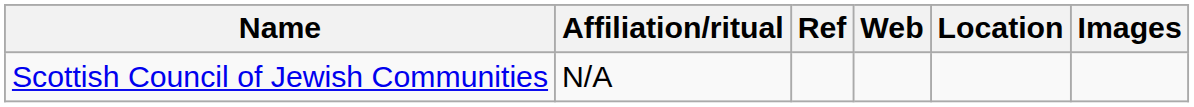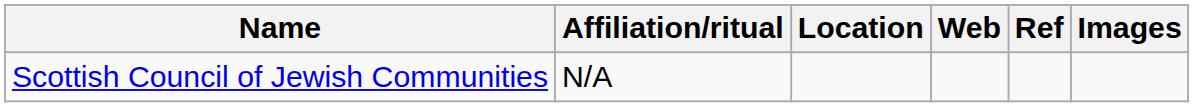columns swapped: (1001, 28) <-> (822, 28)
